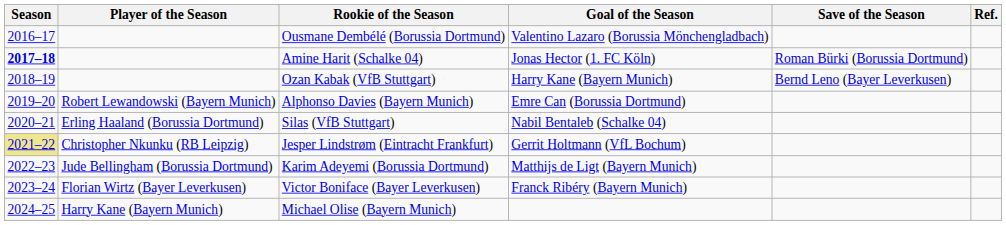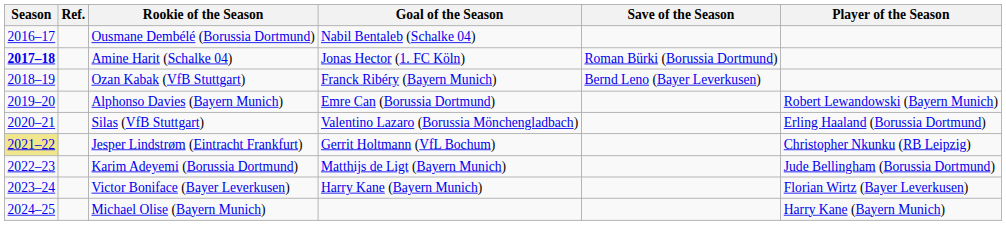columns swapped: (169, 15) <-> (986, 15)
(640, 36) Valentino Lazaro (Borussia Mönchengladbach) -> (398, 36) Nabil Bentaleb (Schalke 04)
(592, 79) Harry Kane (Bayern Munich) -> (409, 79) Franck Ribéry (Bayern Munich)
(589, 123) Nabil Bentaleb (Schalke 04) -> (450, 123) Valentino Lazaro (Borussia Mönchengladbach)
(599, 187) Franck Ribéry (Bayern Munich) -> (402, 187) Harry Kane (Bayern Munich)
